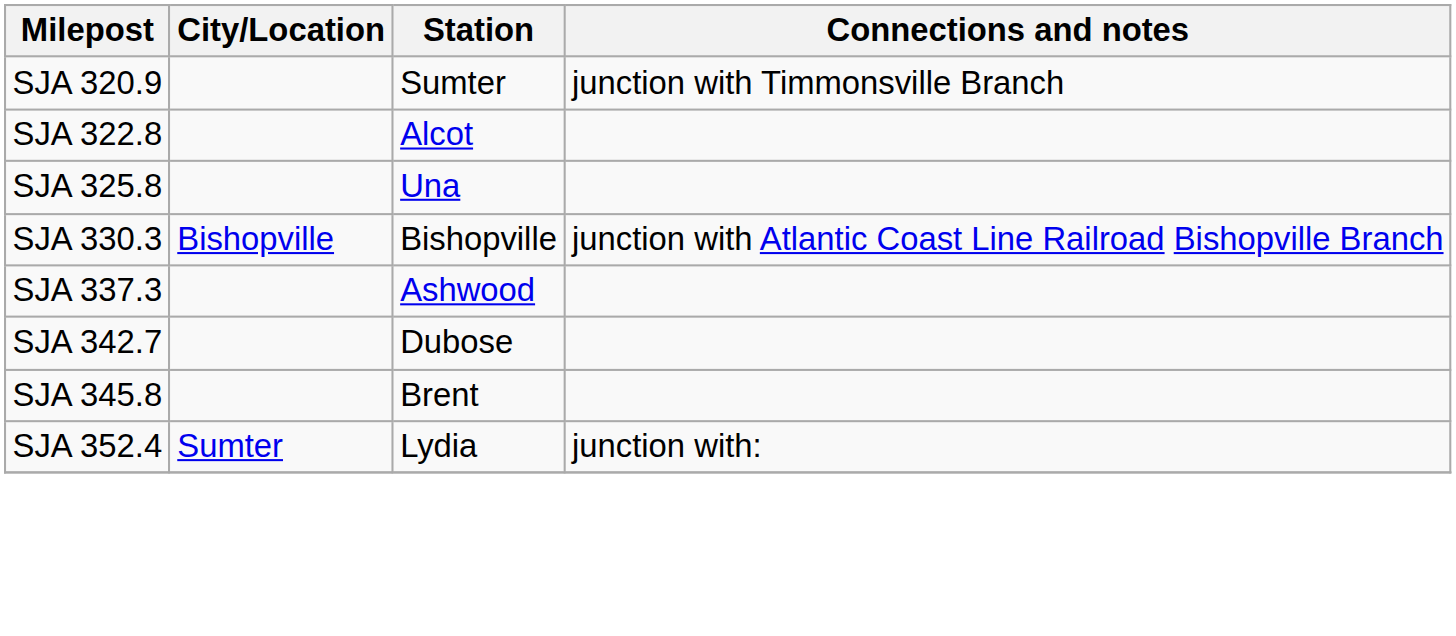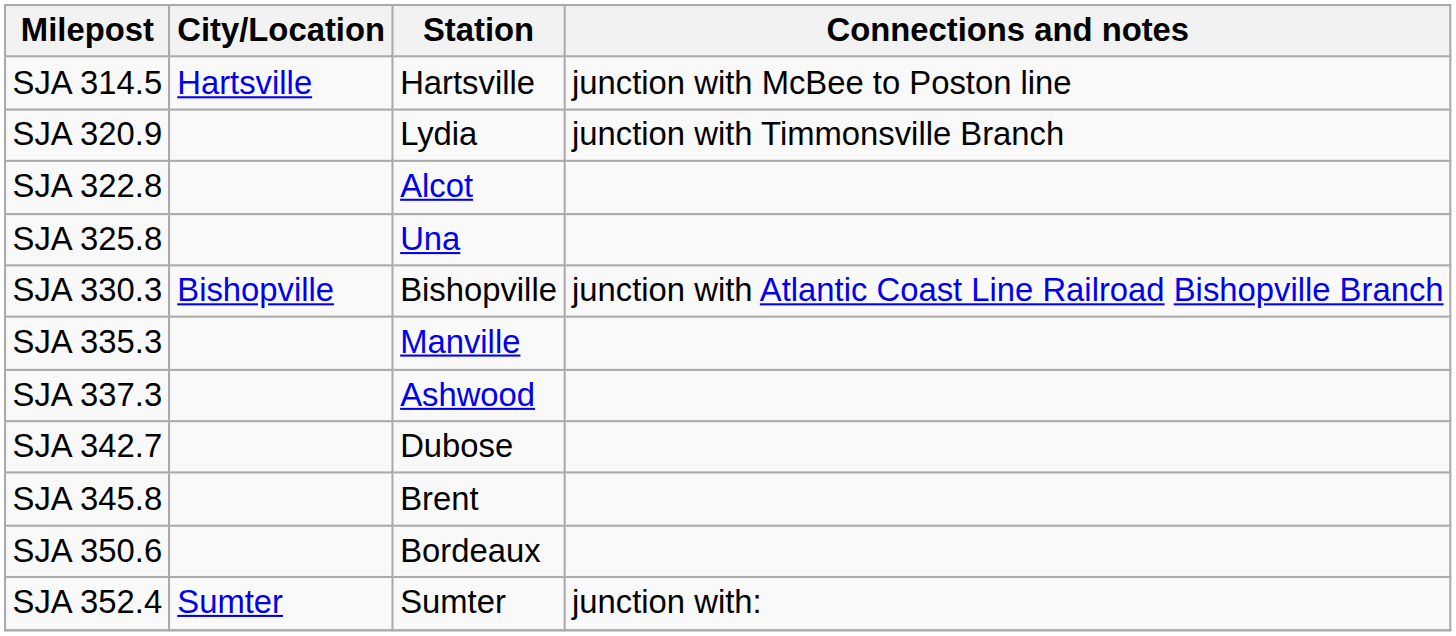+ row: (87, 82)
(453, 82) Sumter -> (439, 134) Lydia
+ row: (87, 342)
+ row: (87, 550)
(439, 446) Lydia -> (453, 602) Sumter
